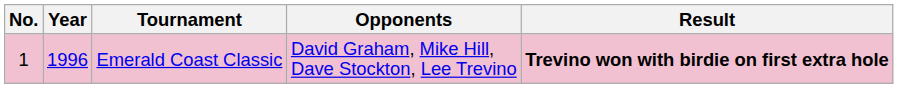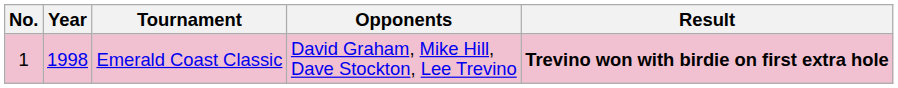(67, 59) 1996 -> (67, 59) 1998
